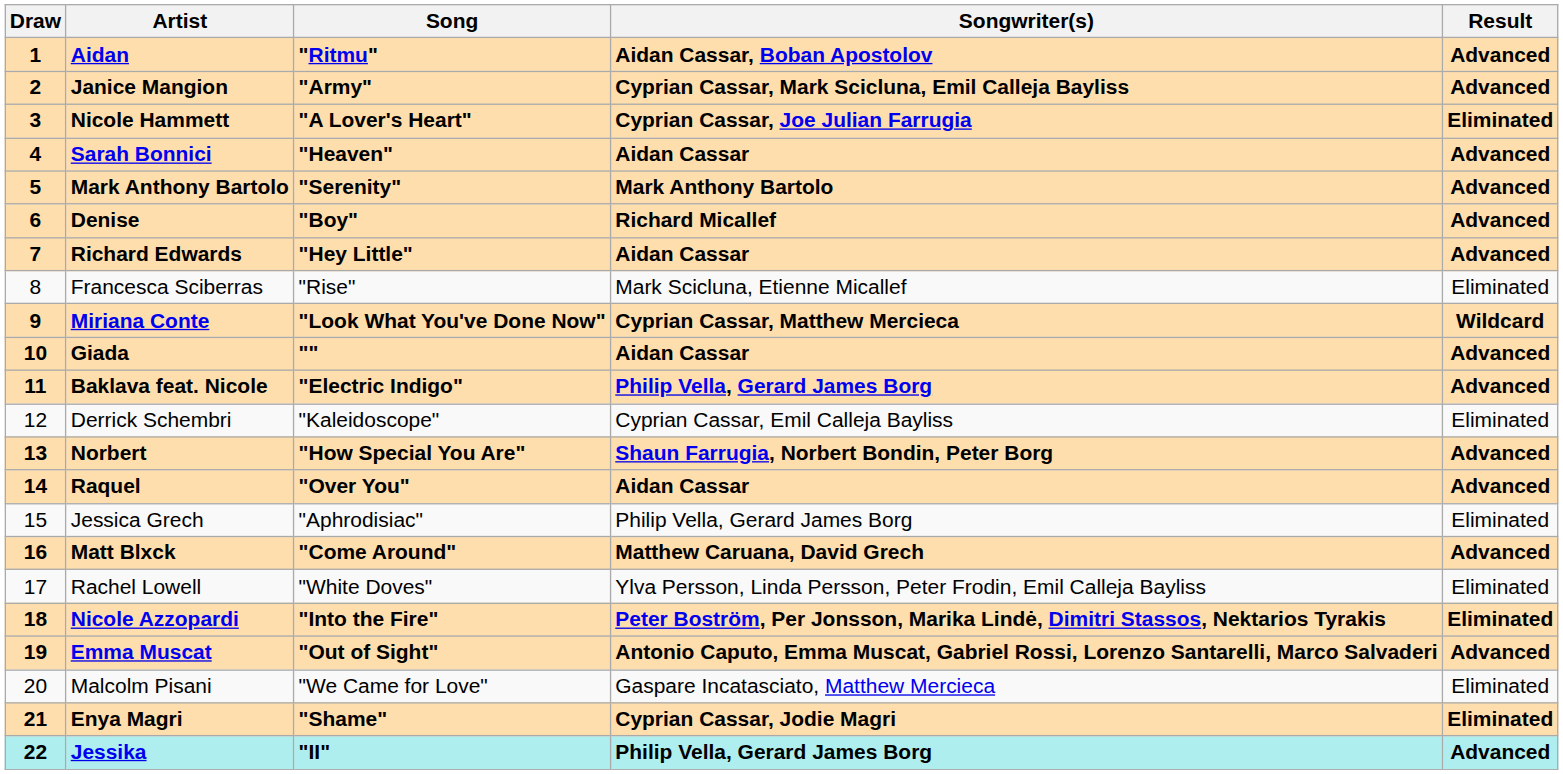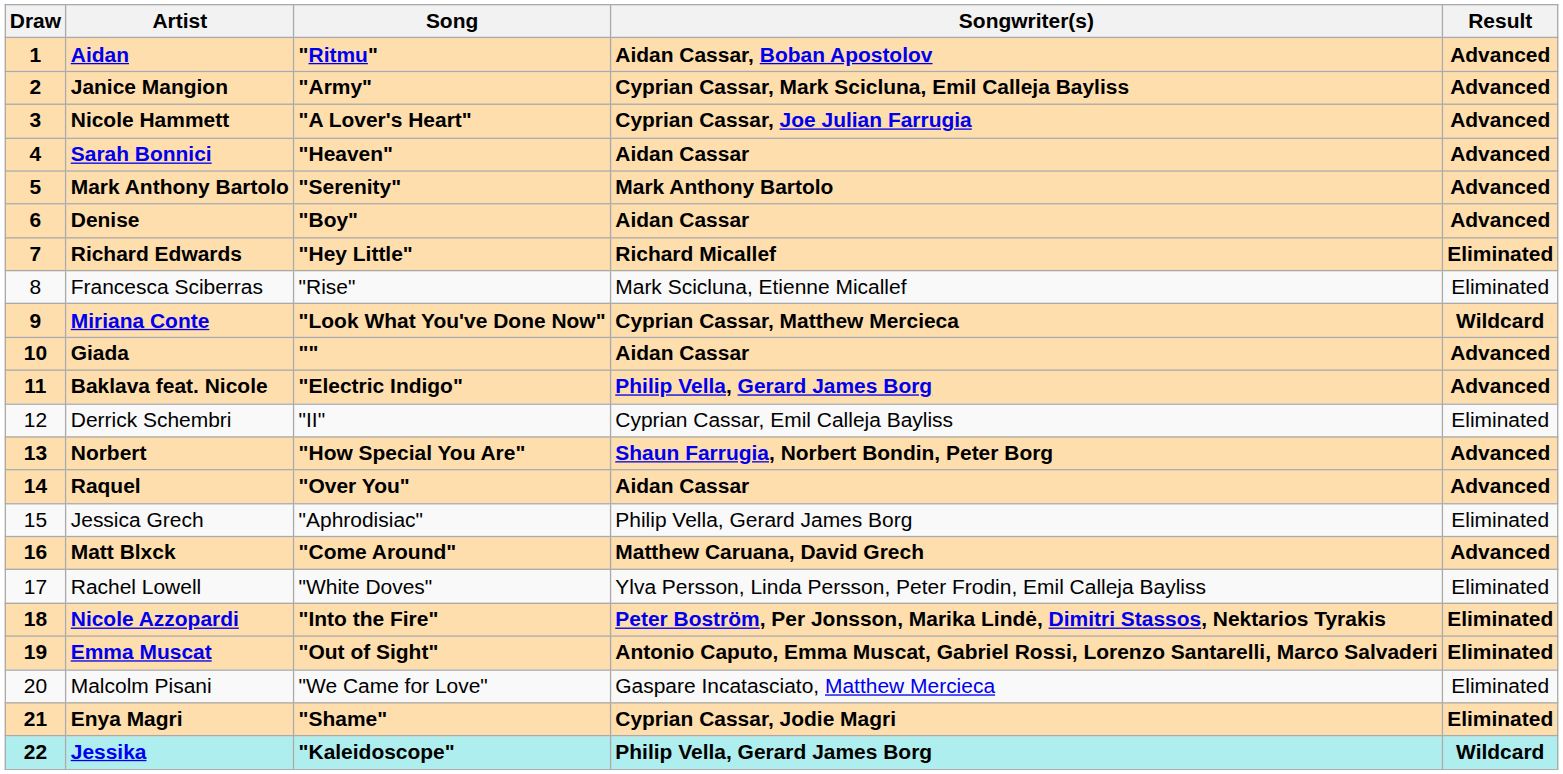(1500, 120) Eliminated -> (1500, 120) Advanced
(696, 220) Richard Micallef -> (682, 220) Aidan Cassar
(682, 253) Aidan Cassar -> (696, 253) Richard Micallef
(1500, 253) Advanced -> (1500, 253) Eliminated
(369, 420) "Kaleidoscope" -> (312, 420) "II"
(1500, 652) Advanced -> (1500, 652) Eliminated
(314, 752) "II" -> (377, 752) "Kaleidoscope"
(1500, 752) Advanced -> (1500, 752) Wildcard
